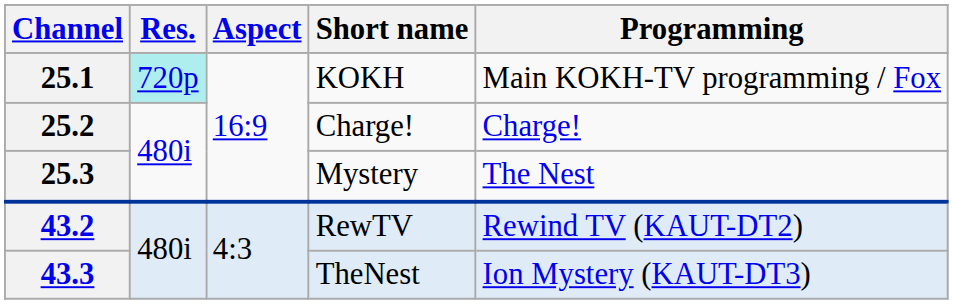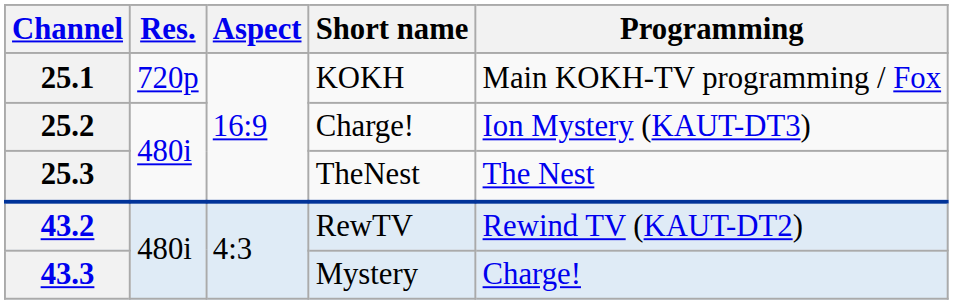(168, 77) paleturquoise background -> (168, 77) no background
(532, 126) Charge! -> (647, 126) Ion Mystery (KAUT-DT3)
(367, 175) Mystery -> (368, 175) TheNest
(368, 274) TheNest -> (367, 274) Mystery
(647, 274) Ion Mystery (KAUT-DT3) -> (532, 274) Charge!
